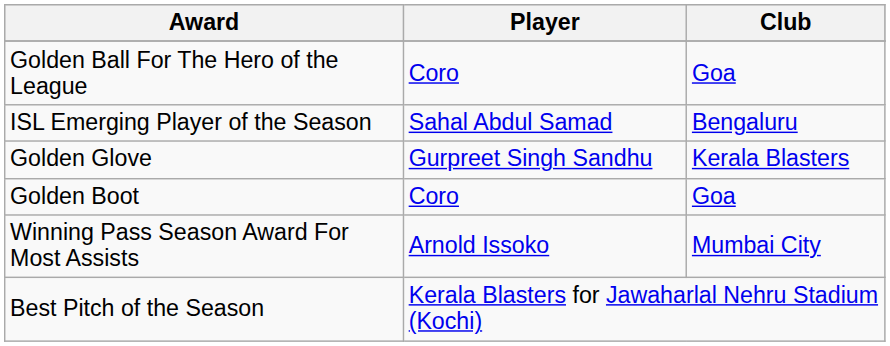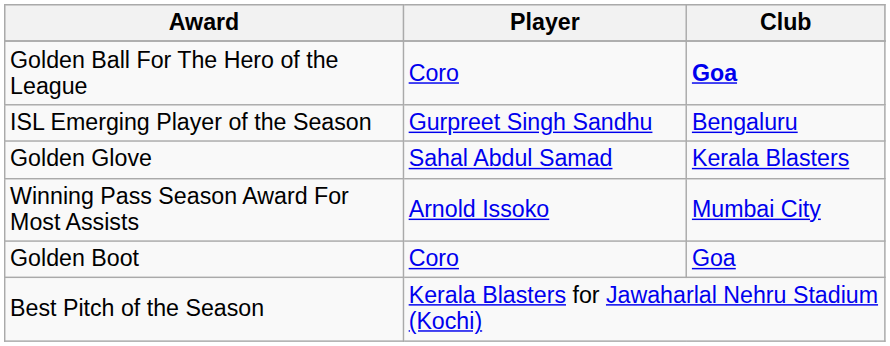(714, 72) normal -> (714, 72) bold
(511, 122) Sahal Abdul Samad -> (531, 122) Gurpreet Singh Sandhu
(531, 159) Gurpreet Singh Sandhu -> (511, 159) Sahal Abdul Samad
rows swapped: (179, 246) <-> (75, 196)
